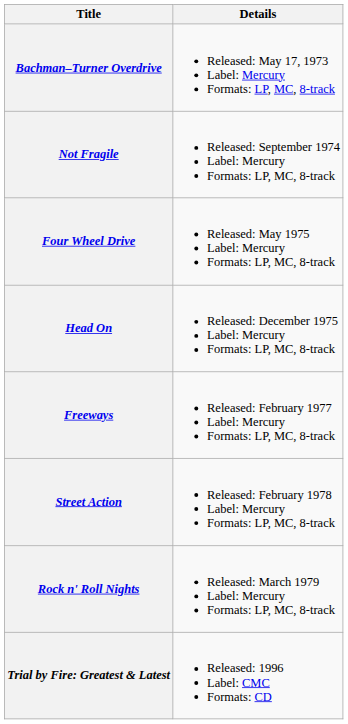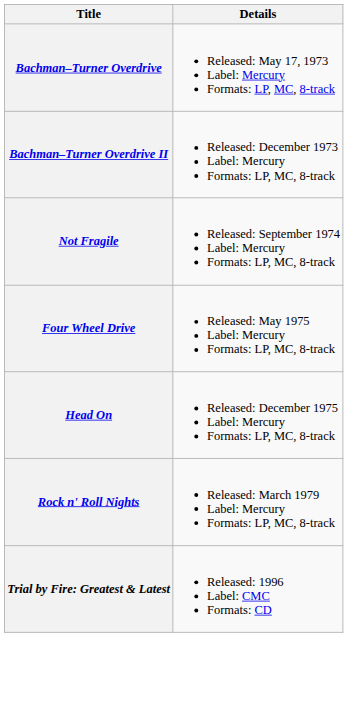+ row: (89, 154)
- row: (89, 415)
- row: (89, 502)
